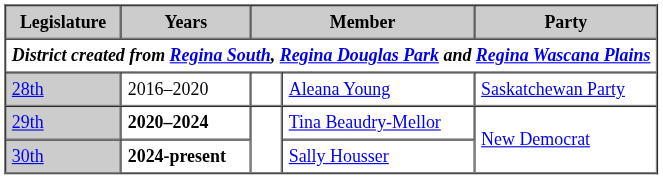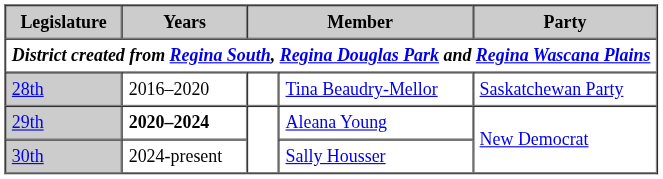(339, 89) Aleana Young -> (362, 89) Tina Beaudry-Mellor
(365, 122) Tina Beaudry-Mellor -> (336, 122) Aleana Young
(177, 156) bold -> (175, 156) normal
